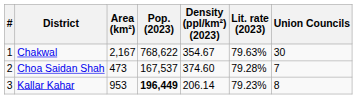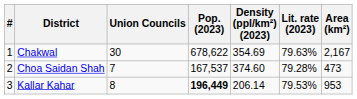columns swapped: (122, 24) <-> (312, 24)
(159, 52) 768,622 -> (209, 52) 678,622
(199, 52) 354.67 -> (249, 52) 354.69
(249, 85) 79.23% -> (299, 85) 79.53%
